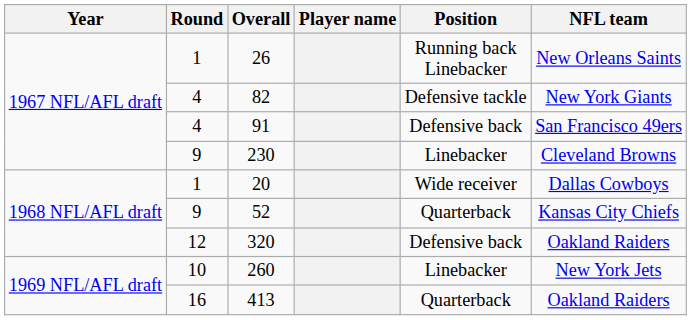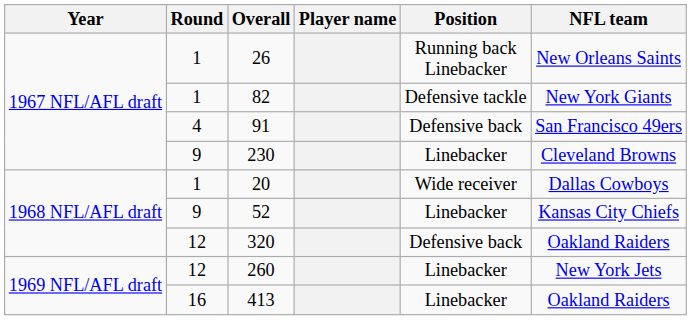(197, 97) 4 -> (197, 97) 1
(466, 213) Quarterback -> (466, 213) Linebacker
(197, 270) 10 -> (197, 270) 12
(466, 299) Quarterback -> (466, 299) Linebacker
